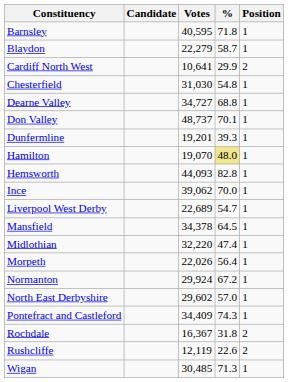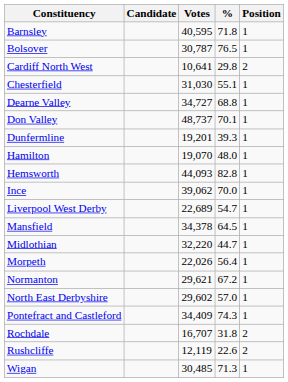- row: (26, 48)
+ row: (27, 48)
(227, 66) 29.9 -> (227, 66) 29.8
(227, 84) 54.8 -> (227, 84) 55.1
(227, 155) khaki background -> (227, 155) no background
(227, 244) 47.4 -> (227, 244) 44.7
(197, 279) 29,924 -> (197, 279) 29,621
(197, 333) 16,367 -> (197, 333) 16,707
